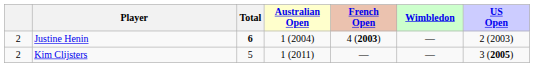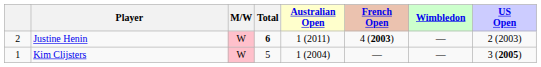+ column: (241, 17)
(297, 39) 1 (2004) -> (313, 39) 1 (2011)
(18, 54) 2 -> (18, 54) 1
(297, 54) 1 (2011) -> (313, 54) 1 (2004)
